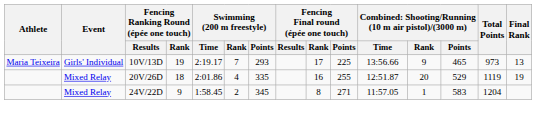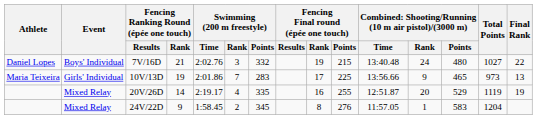+ row: (146, 62)
(208, 62) 2:19.17 -> (209, 77) 2:01.86
(262, 62) 293 -> (263, 77) 283
(180, 77) 18 -> (180, 92) 14
(208, 77) 2:01.86 -> (209, 92) 2:19.17
(344, 92) 271 -> (345, 107) 276
